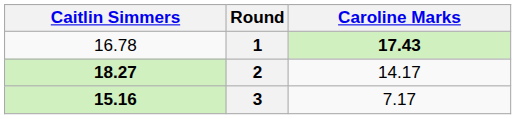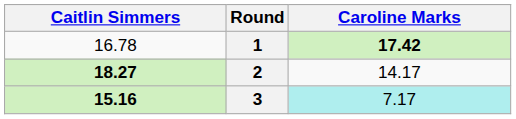(399, 45) 17.43 -> (399, 45) 17.42
(399, 99) no background -> (399, 99) paleturquoise background
